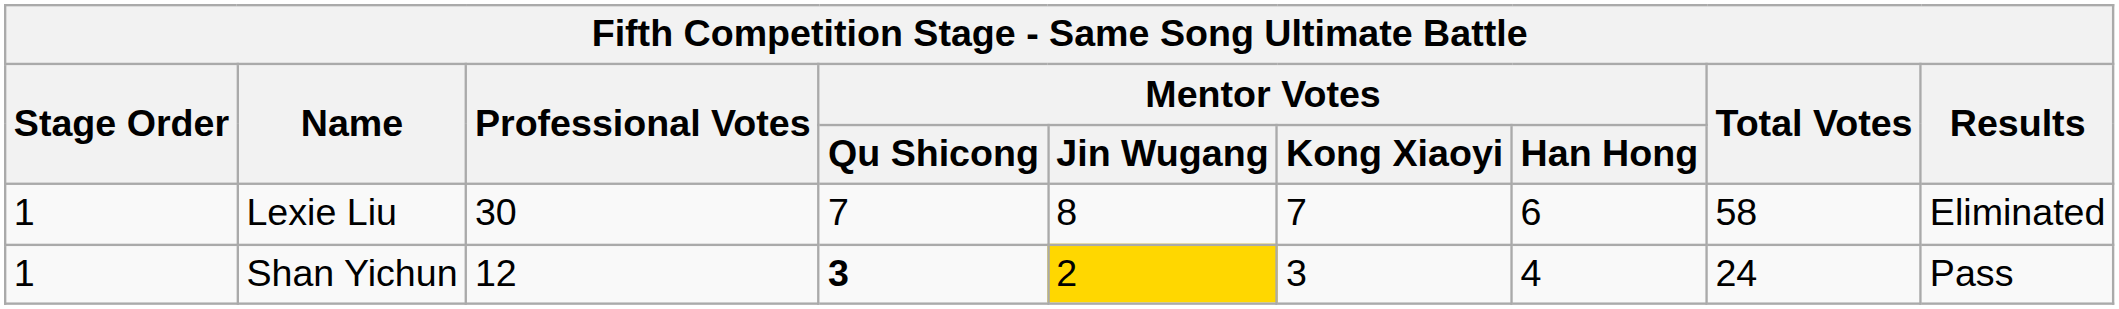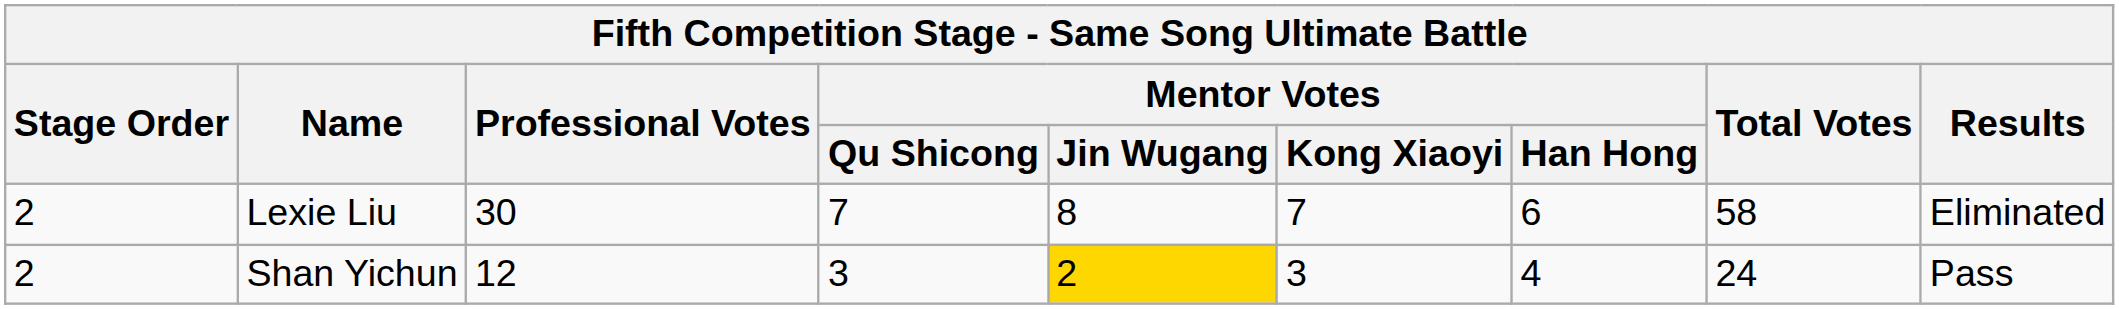(24, 213) 1 -> (24, 213) 2
(24, 272) 1 -> (24, 272) 2
(838, 272) bold -> (838, 272) normal
